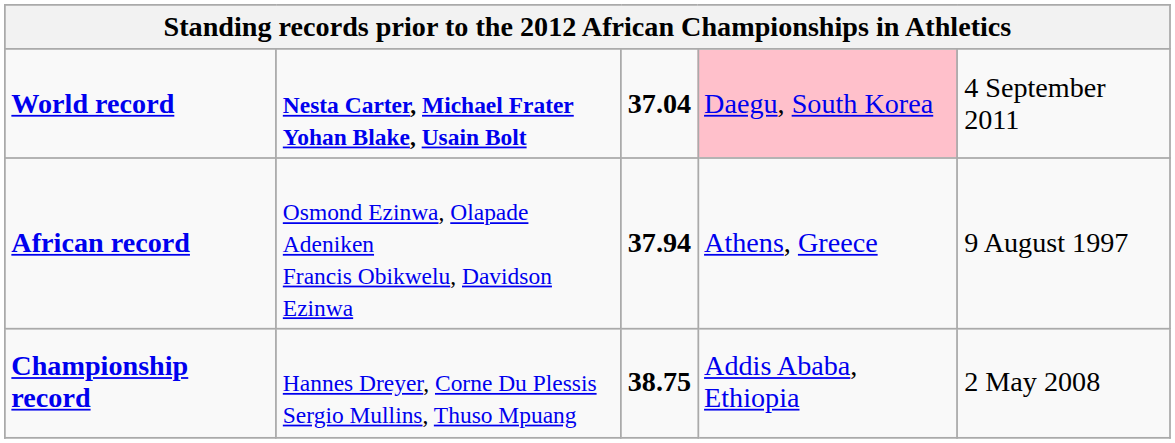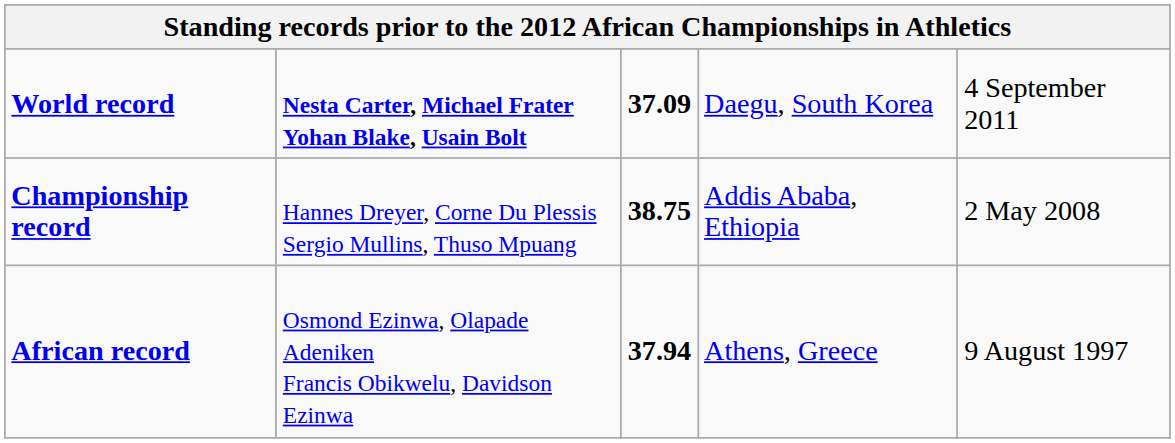(659, 103) 37.04 -> (659, 103) 37.09
(819, 103) pink background -> (819, 103) no background
rows swapped: (101, 242) <-> (100, 382)
